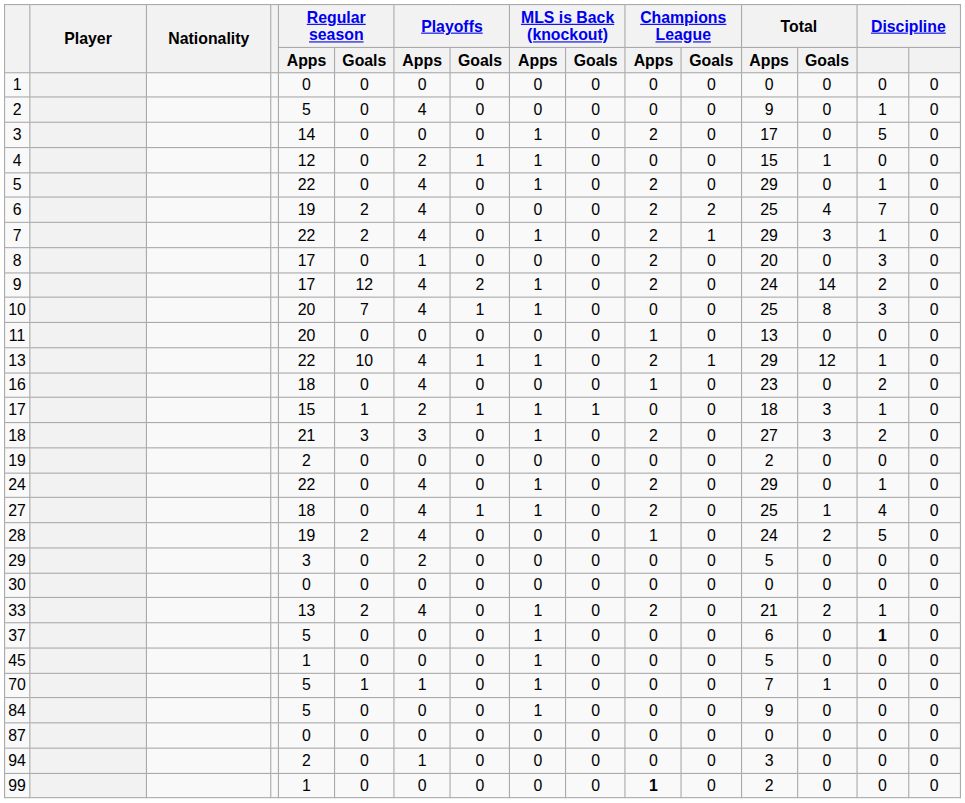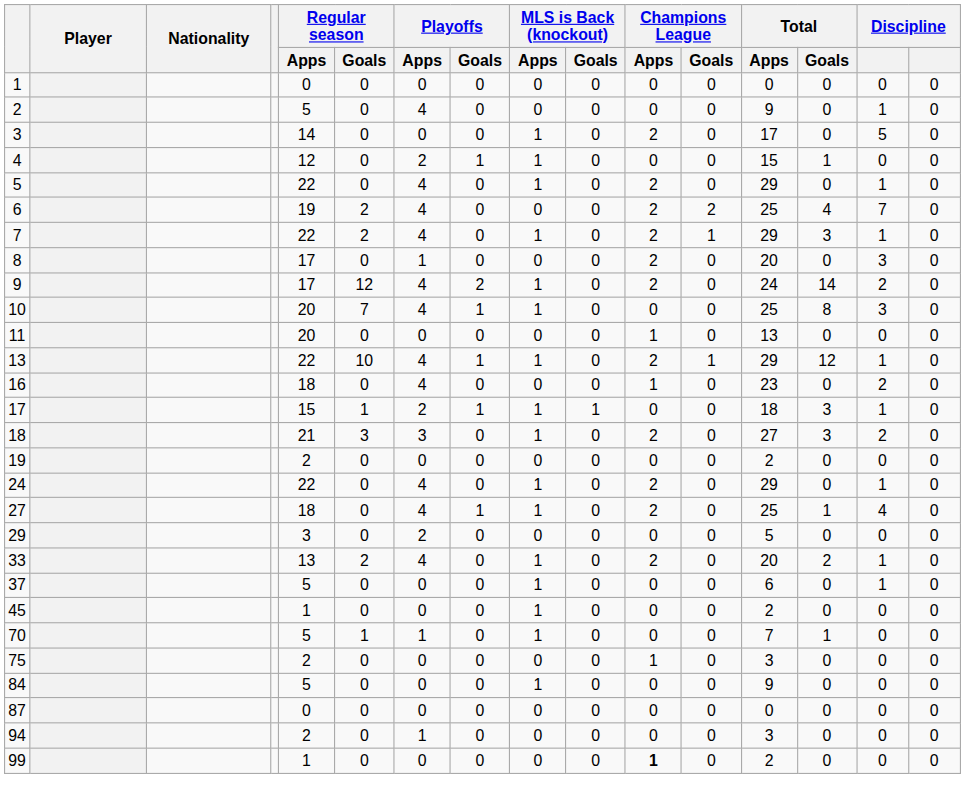- row: (17, 536)
- row: (17, 586)
(769, 611) 21 -> (769, 561) 20
(883, 636) bold -> (883, 586) normal
(769, 661) 5 -> (769, 611) 2
+ row: (17, 661)
